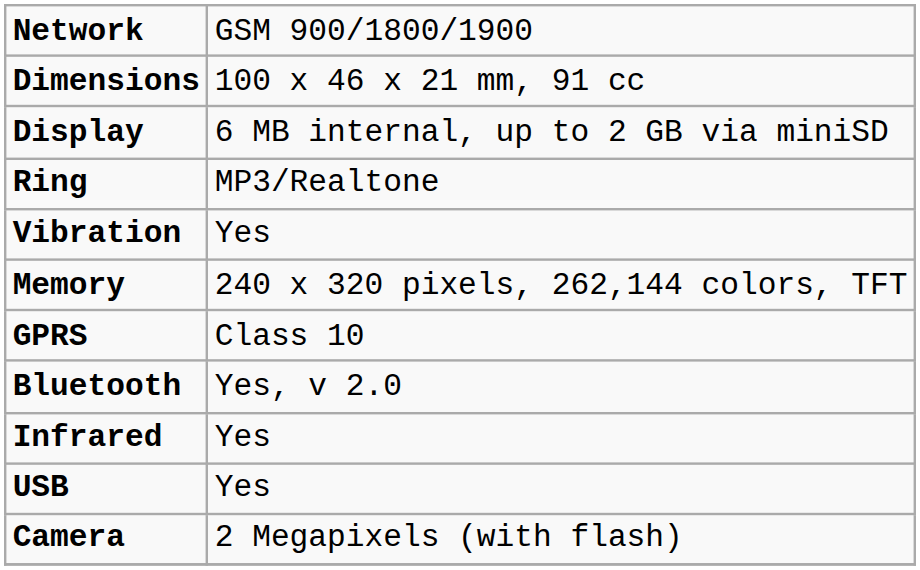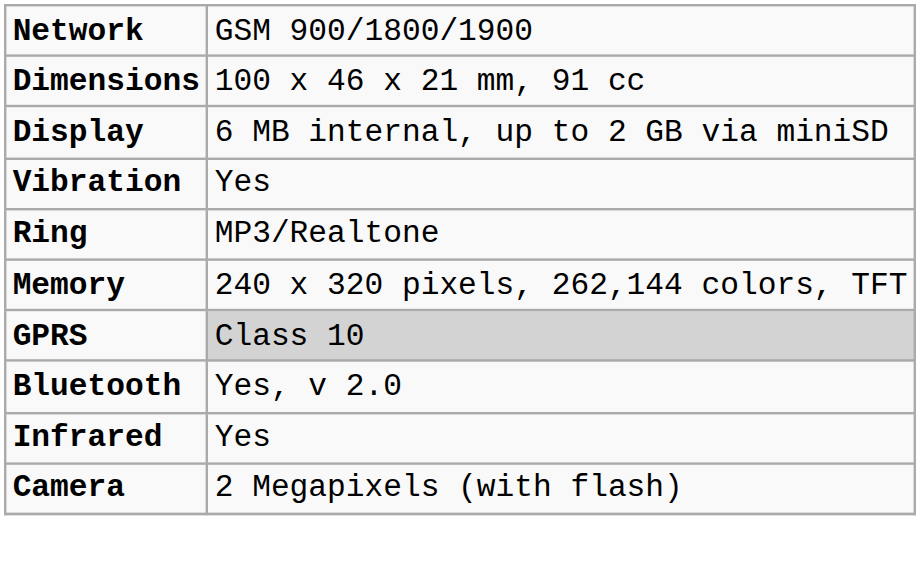rows swapped: (50, 183) <-> (97, 234)
(290, 336) no background -> (290, 336) lightgrey background
- row: (41, 488)
